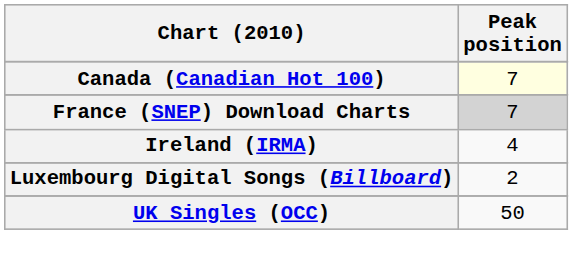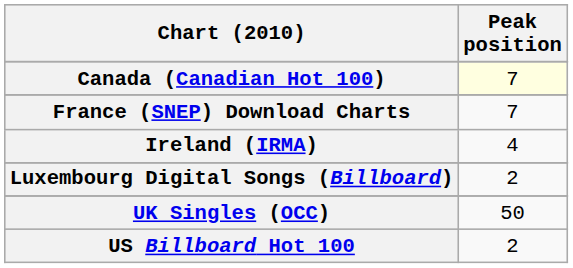(513, 112) lightgrey background -> (513, 112) no background
+ row: (232, 246)
